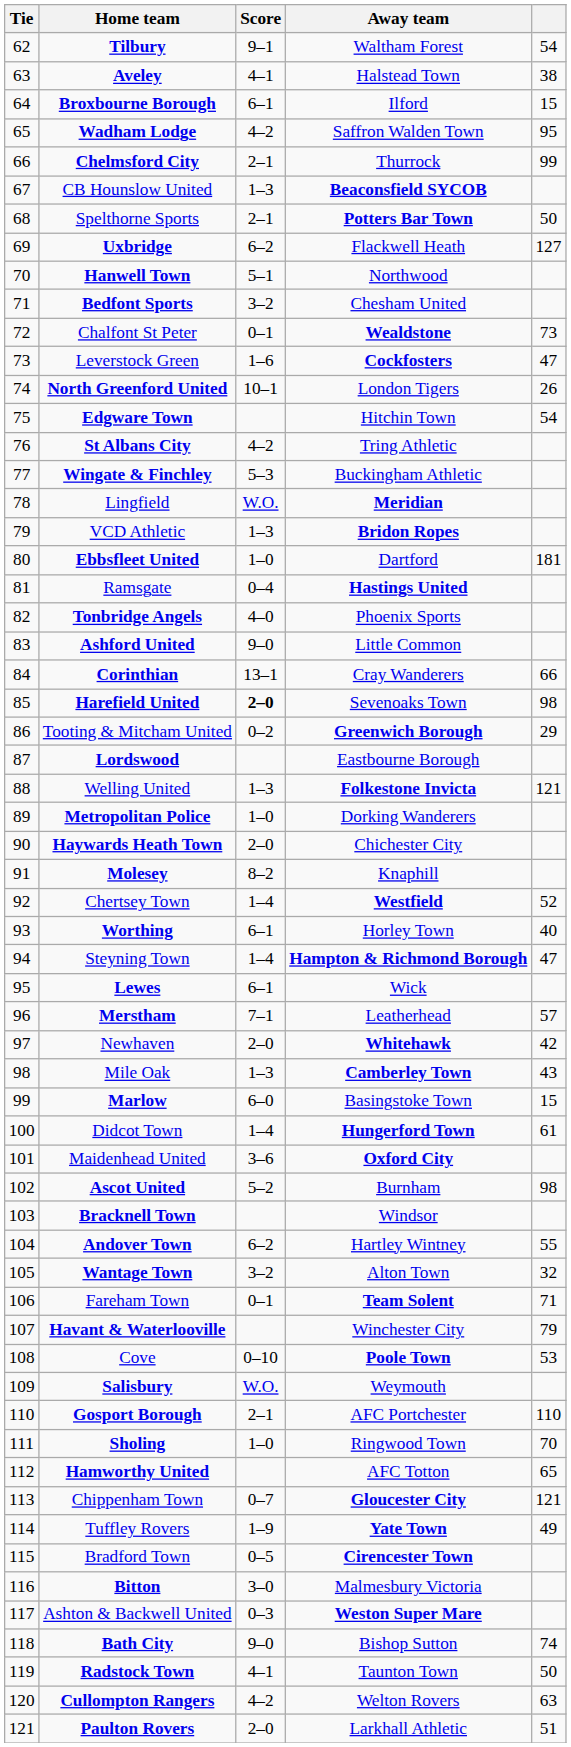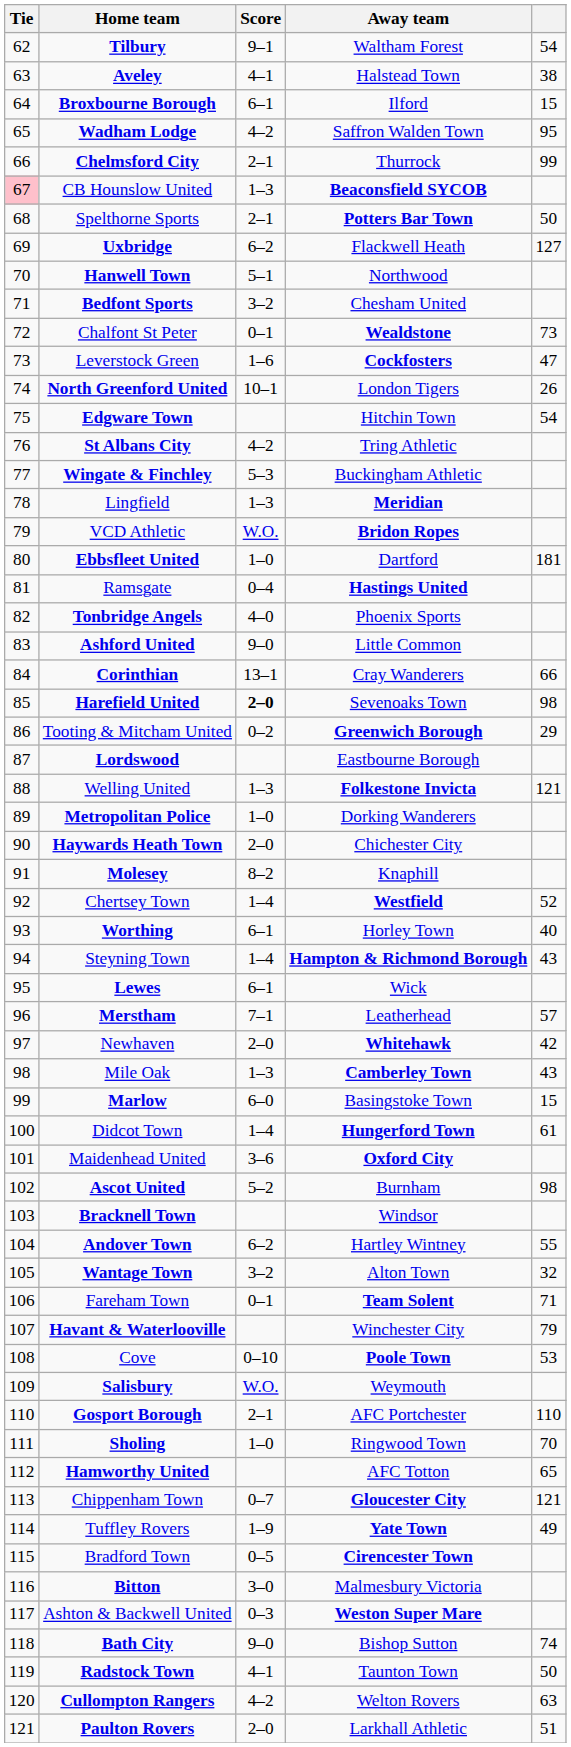(22, 189) no background -> (22, 189) pink background
(261, 502) W.O. -> (261, 502) 1–3
(261, 531) 1–3 -> (261, 531) W.O.
(548, 958) 47 -> (548, 958) 43
